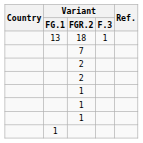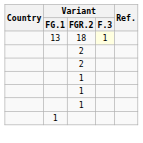(105, 38) no background -> (105, 38) lightyellow background
- row: (55, 51)
